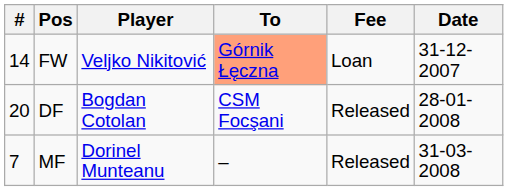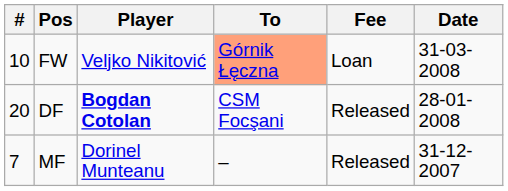(19, 60) 14 -> (19, 60) 10
(446, 60) 31-12-2007 -> (446, 60) 31-03-2008
(114, 110) normal -> (116, 110) bold
(446, 161) 31-03-2008 -> (446, 161) 31-12-2007
